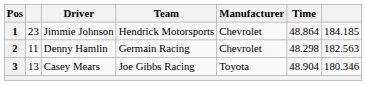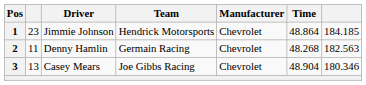(304, 49) 48.298 -> (304, 49) 48.268
(234, 66) Toyota -> (240, 66) Chevrolet
